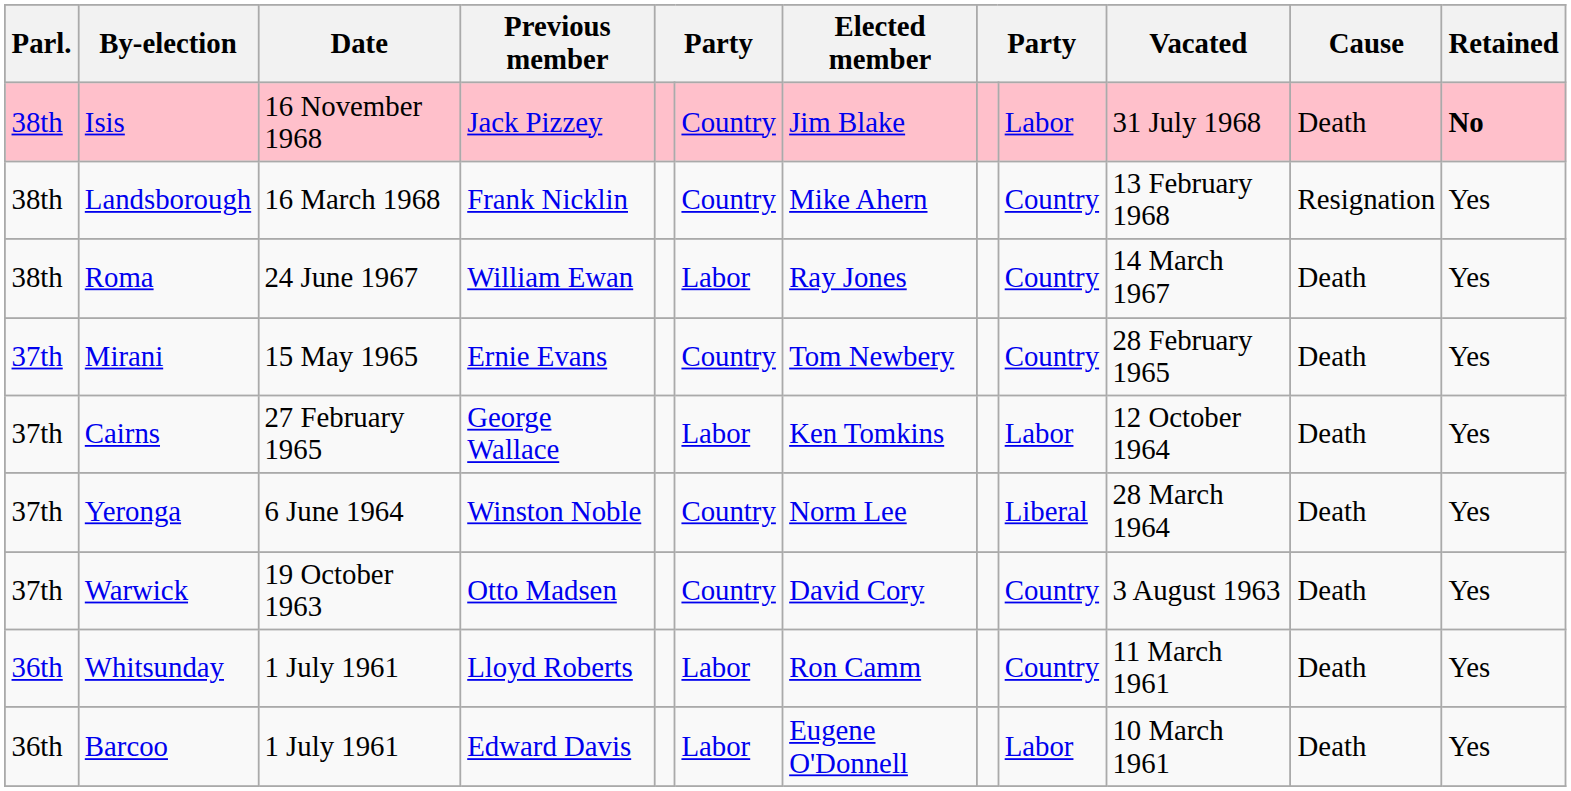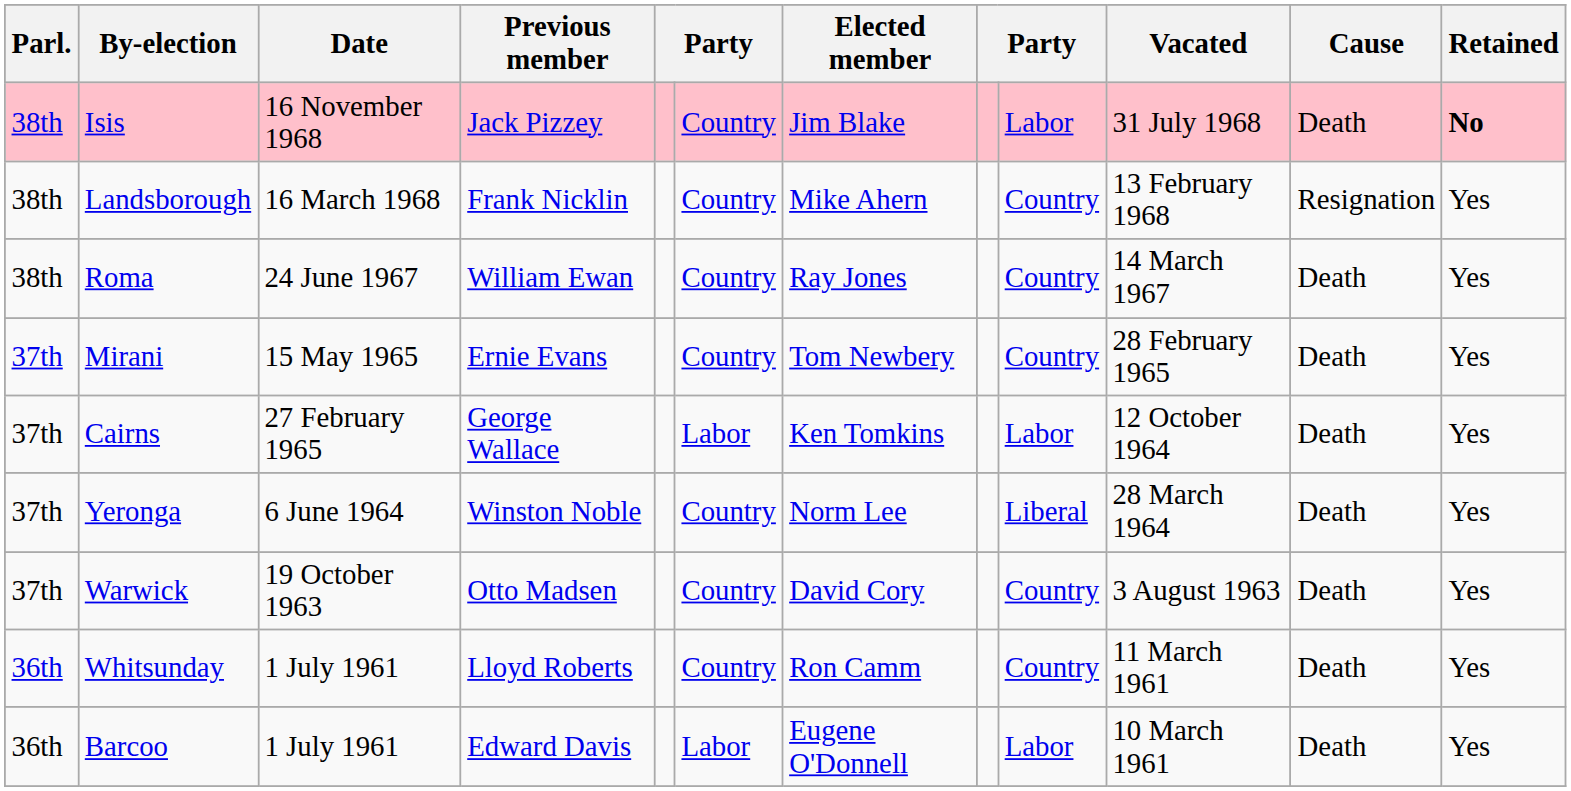(716, 277) Labor -> (729, 277) Country
(716, 668) Labor -> (729, 668) Country
